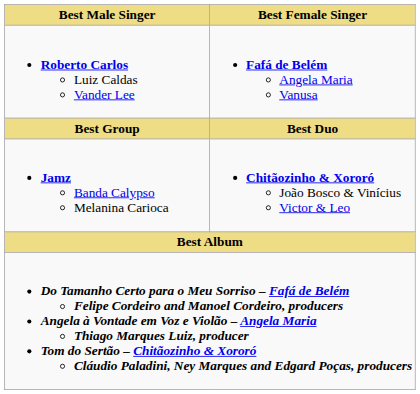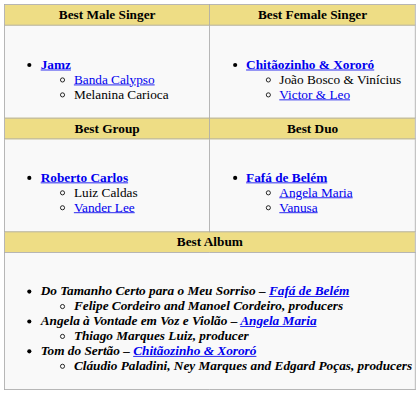rows swapped: (107, 79) <-> (107, 193)
